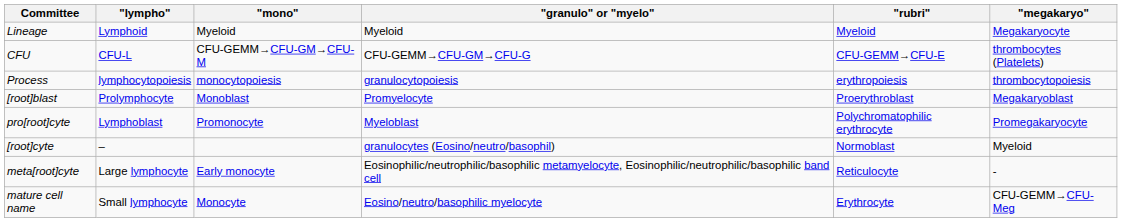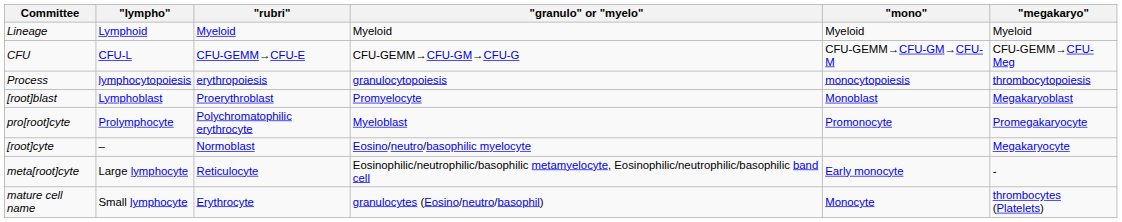columns swapped: (912, 13) <-> (278, 13)
(1031, 31) Megakaryocyte -> (1012, 31) Myeloid
(1027, 55) thrombocytes (Platelets) -> (1043, 55) CFU-GEMM→CFU-Meg
(136, 98) Prolymphocyte -> (130, 98) Lymphoblast
(130, 122) Lymphoblast -> (136, 122) Prolymphocyte
(459, 147) granulocytes (Eosino/neutro/basophil) -> (442, 147) Eosino/neutro/basophilic myelocyte
(1012, 147) Myeloid -> (1031, 147) Megakaryocyte
(453, 202) Eosino/neutro/basophilic myelocyte -> (448, 202) granulocytes (Eosino/neutro/basophil)
(1043, 202) CFU-GEMM→CFU-Meg -> (1027, 202) thrombocytes (Platelets)
